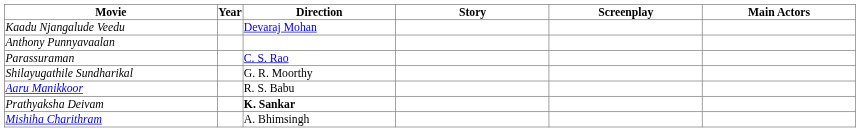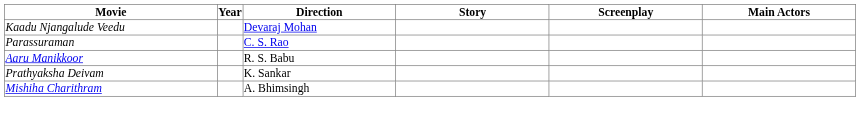- row: (60, 42)
- row: (69, 73)
(269, 104) bold -> (267, 73) normal
